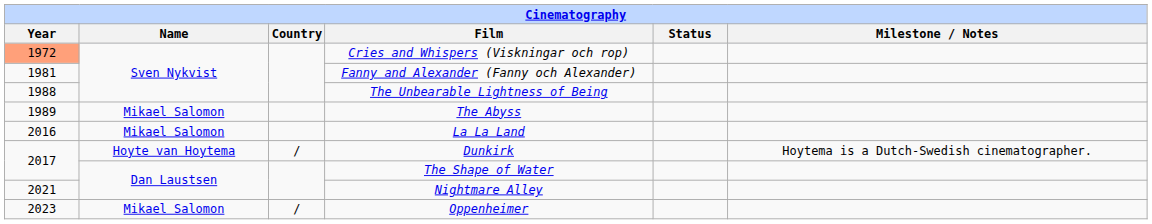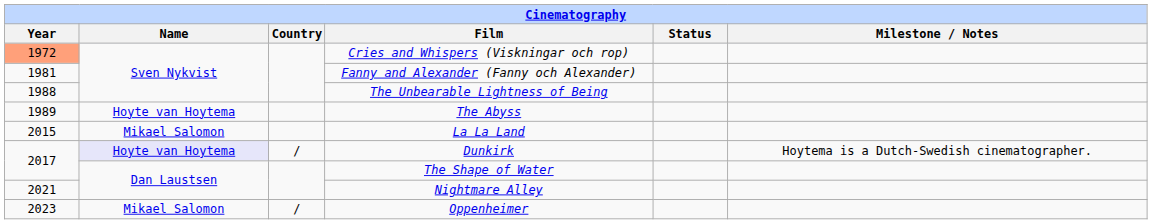(174, 112) Mikael Salomon -> (174, 112) Hoyte van Hoytema
(42, 131) 2016 -> (42, 131) 2015
(174, 151) no background -> (174, 151) lavender background
